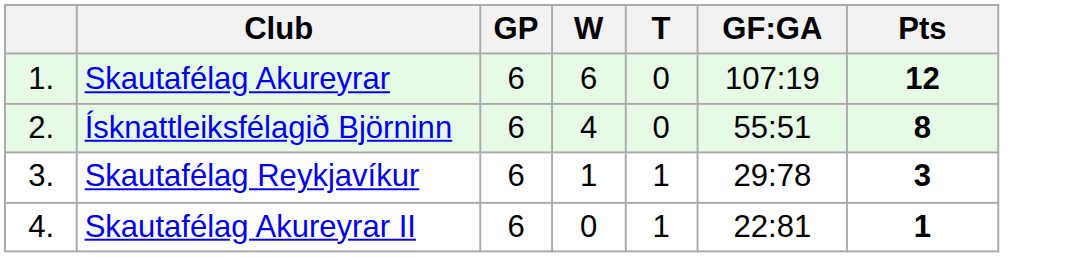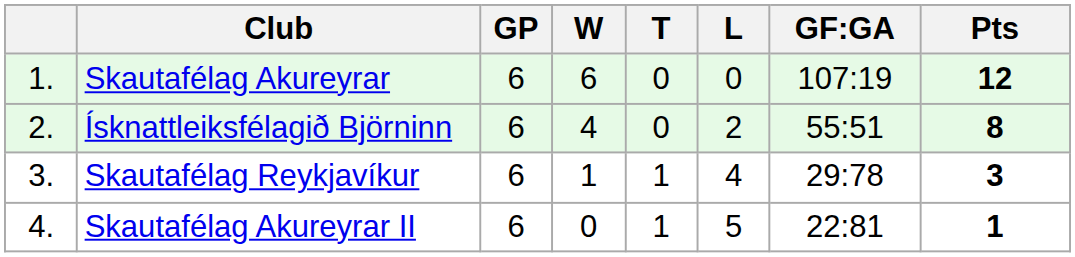+ column: (734, 29)
